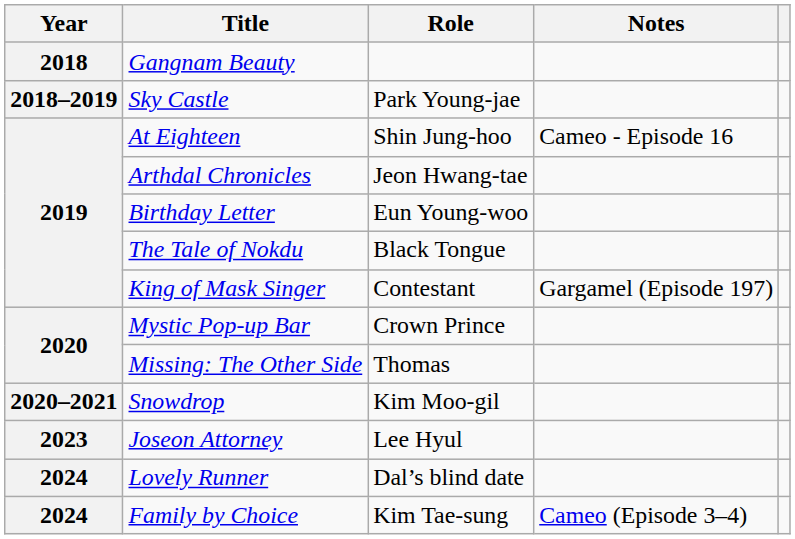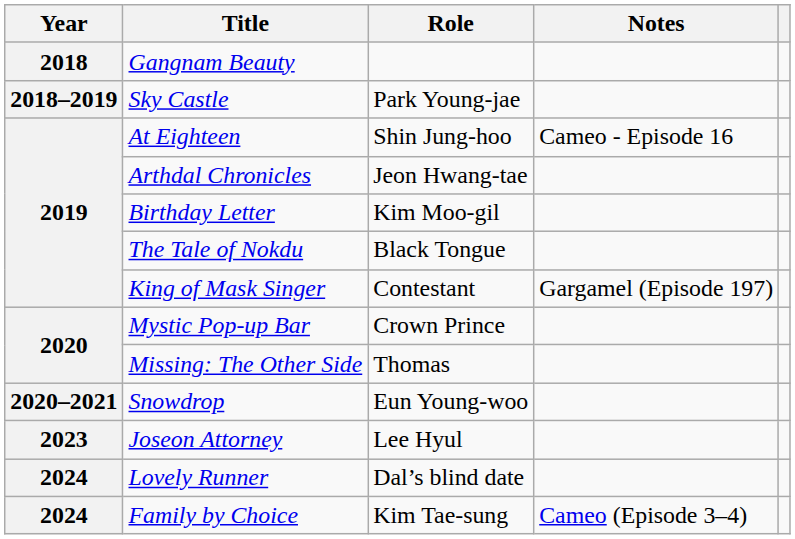(451, 212) Eun Young-woo -> (436, 212) Kim Moo-gil
(436, 401) Kim Moo-gil -> (451, 401) Eun Young-woo
